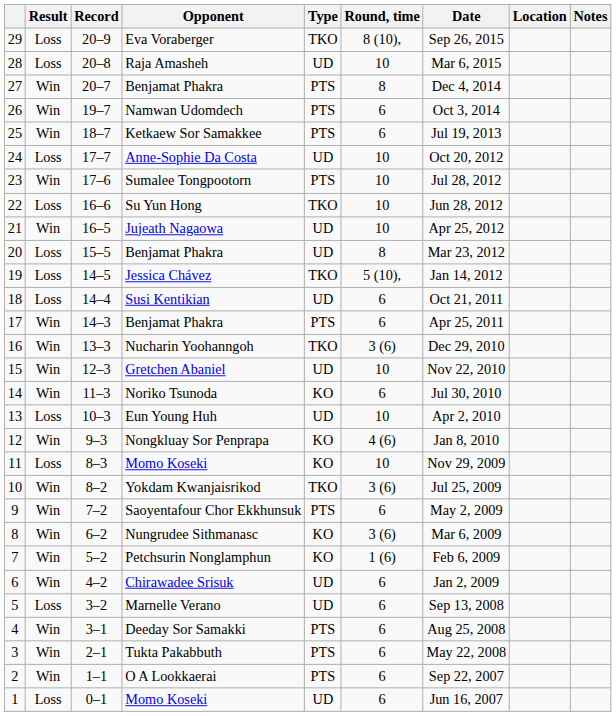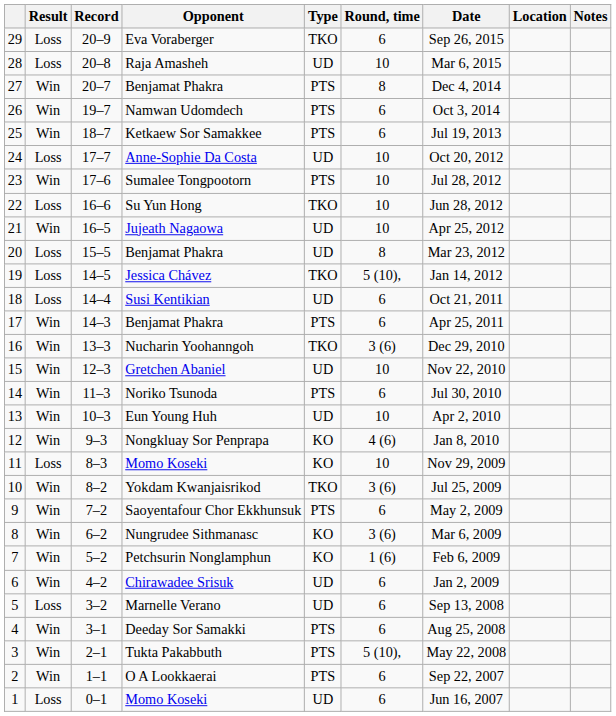(382, 40) 8 (10), -> (382, 40) 6
(323, 393) KO -> (323, 393) PTS
(48, 416) Loss -> (48, 416) Win
(382, 652) 6 -> (382, 652) 5 (10),
